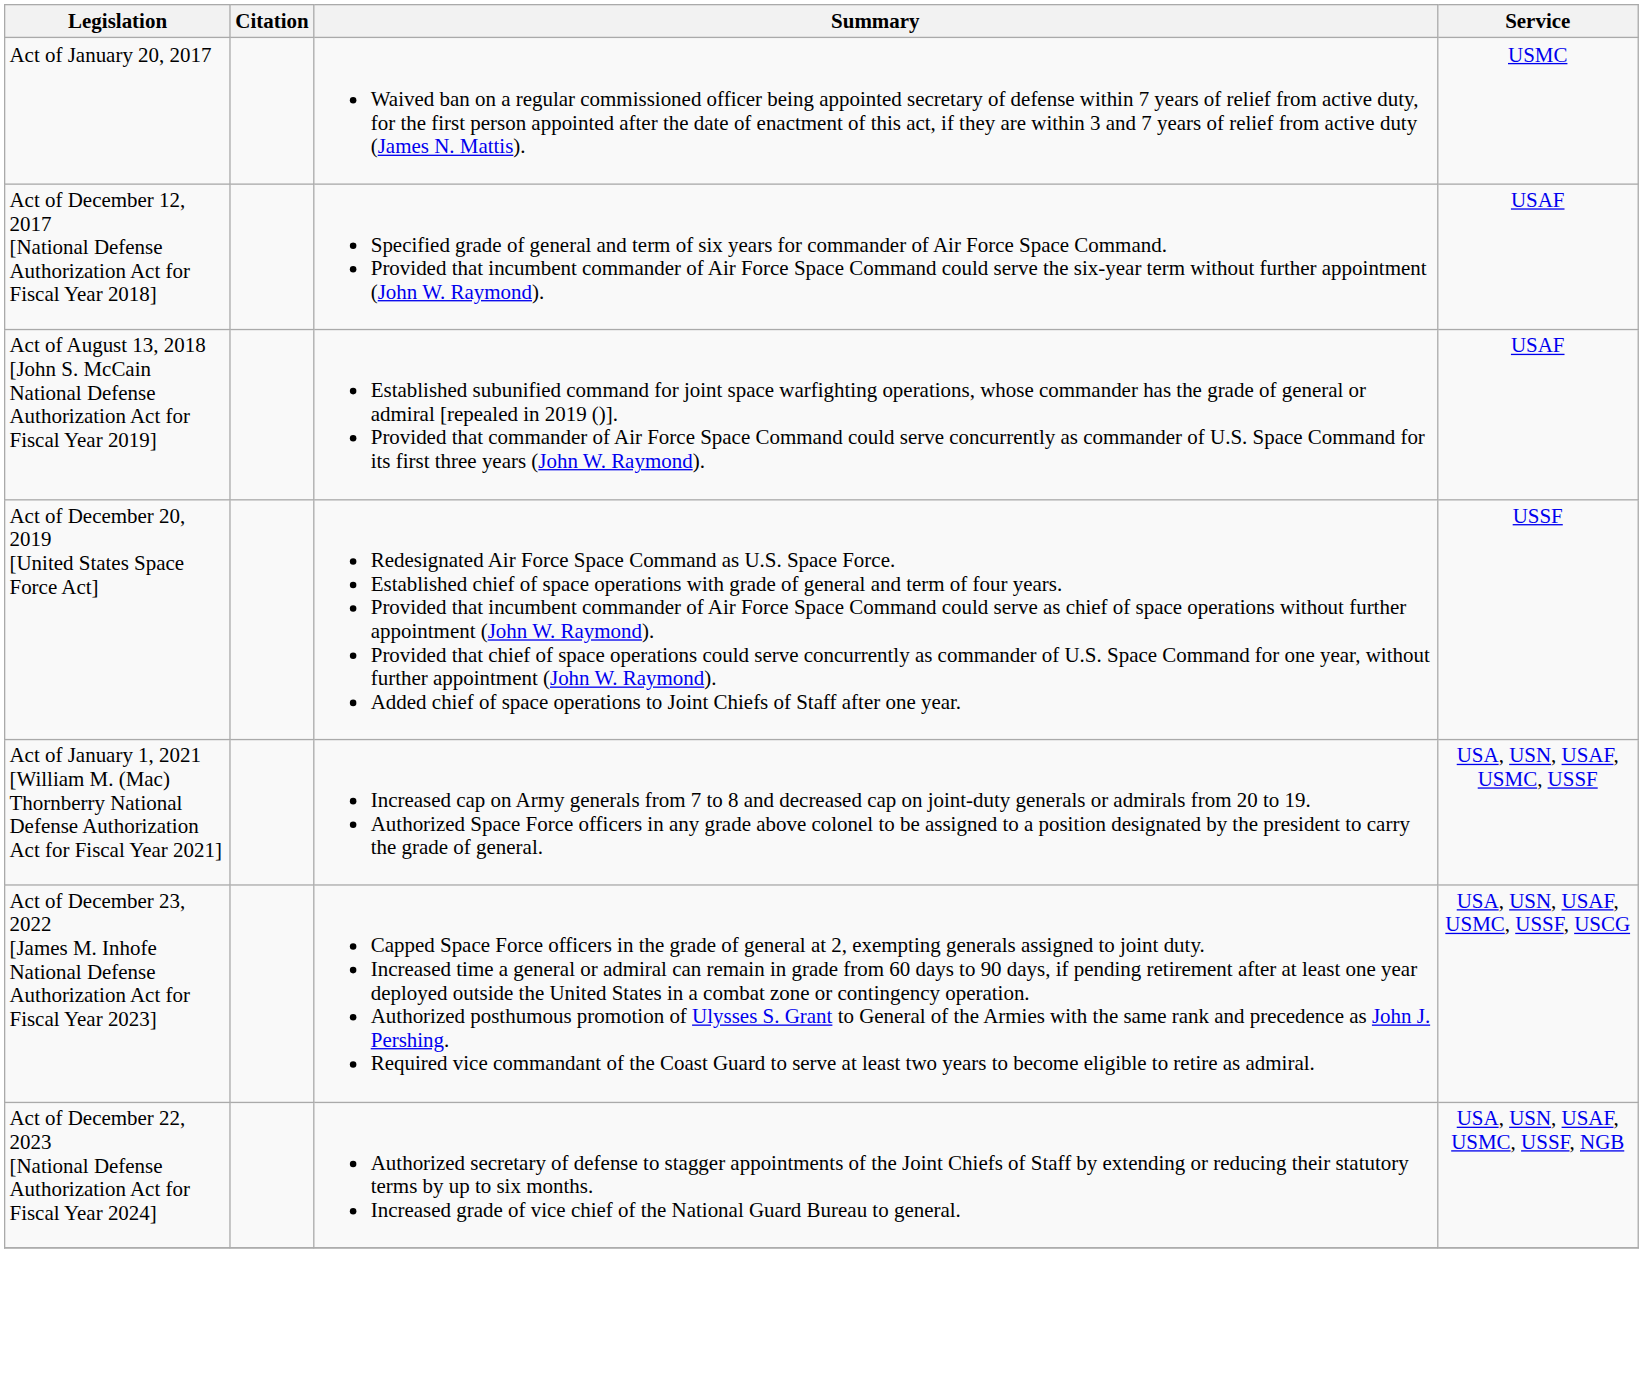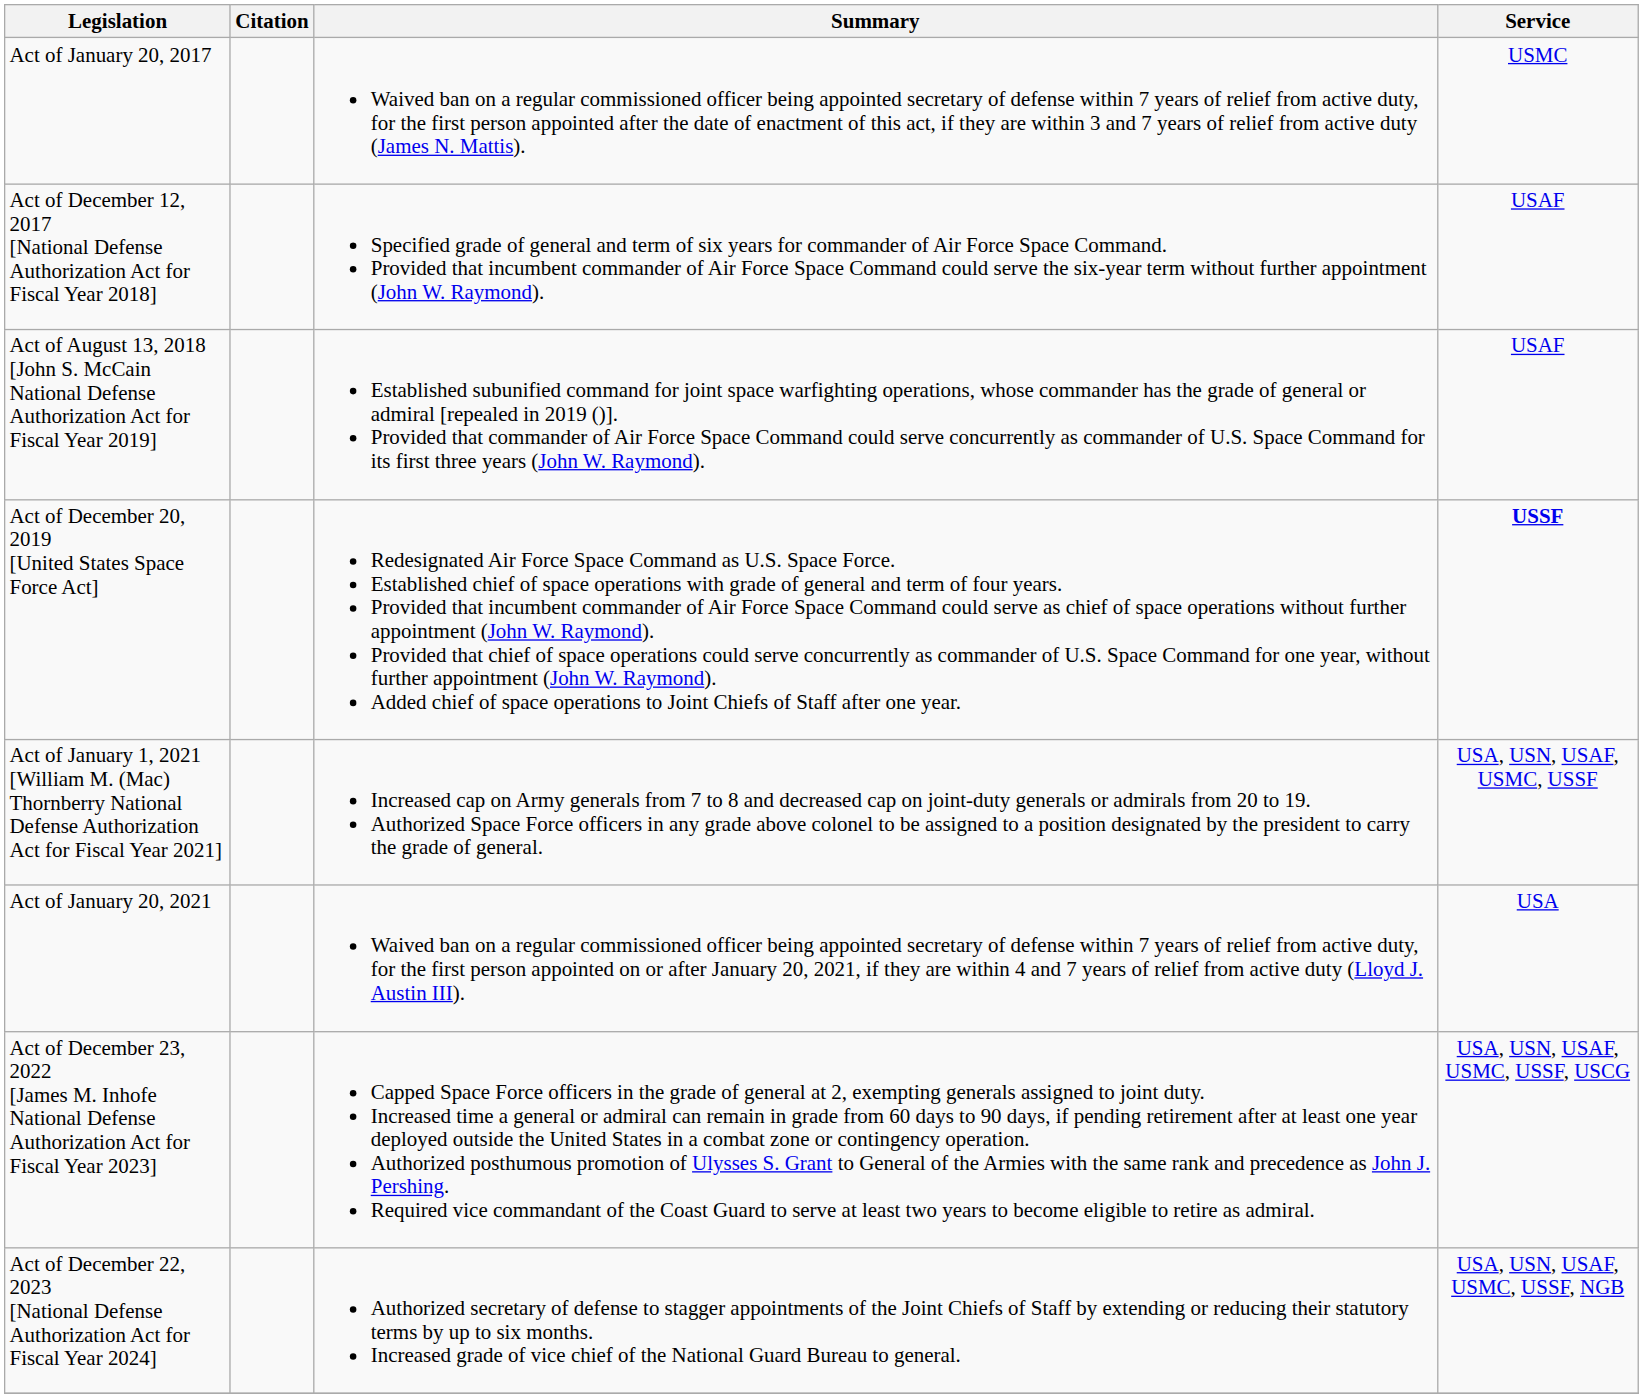(1538, 515) normal -> (1538, 515) bold
+ row: (110, 901)
